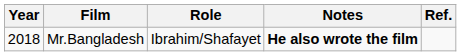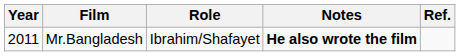(24, 39) 2018 -> (23, 39) 2011
